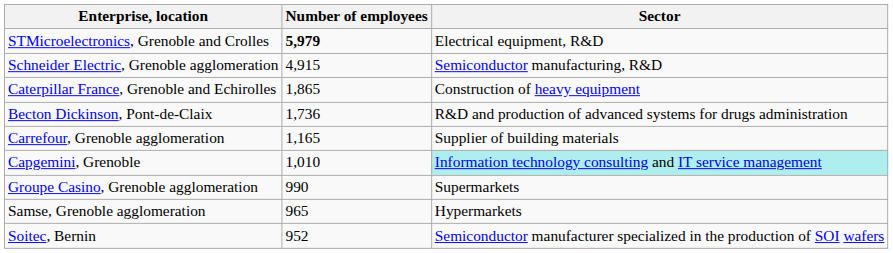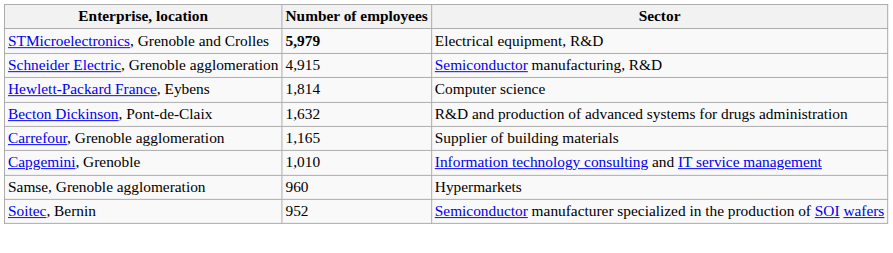- row: (142, 89)
+ row: (109, 89)
(303, 114) 1,736 -> (303, 114) 1,632
(628, 162) paleturquoise background -> (628, 162) no background
- row: (133, 187)
(297, 211) 965 -> (297, 187) 960
